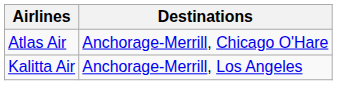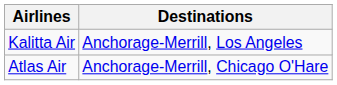rows swapped: (37, 42) <-> (42, 67)
